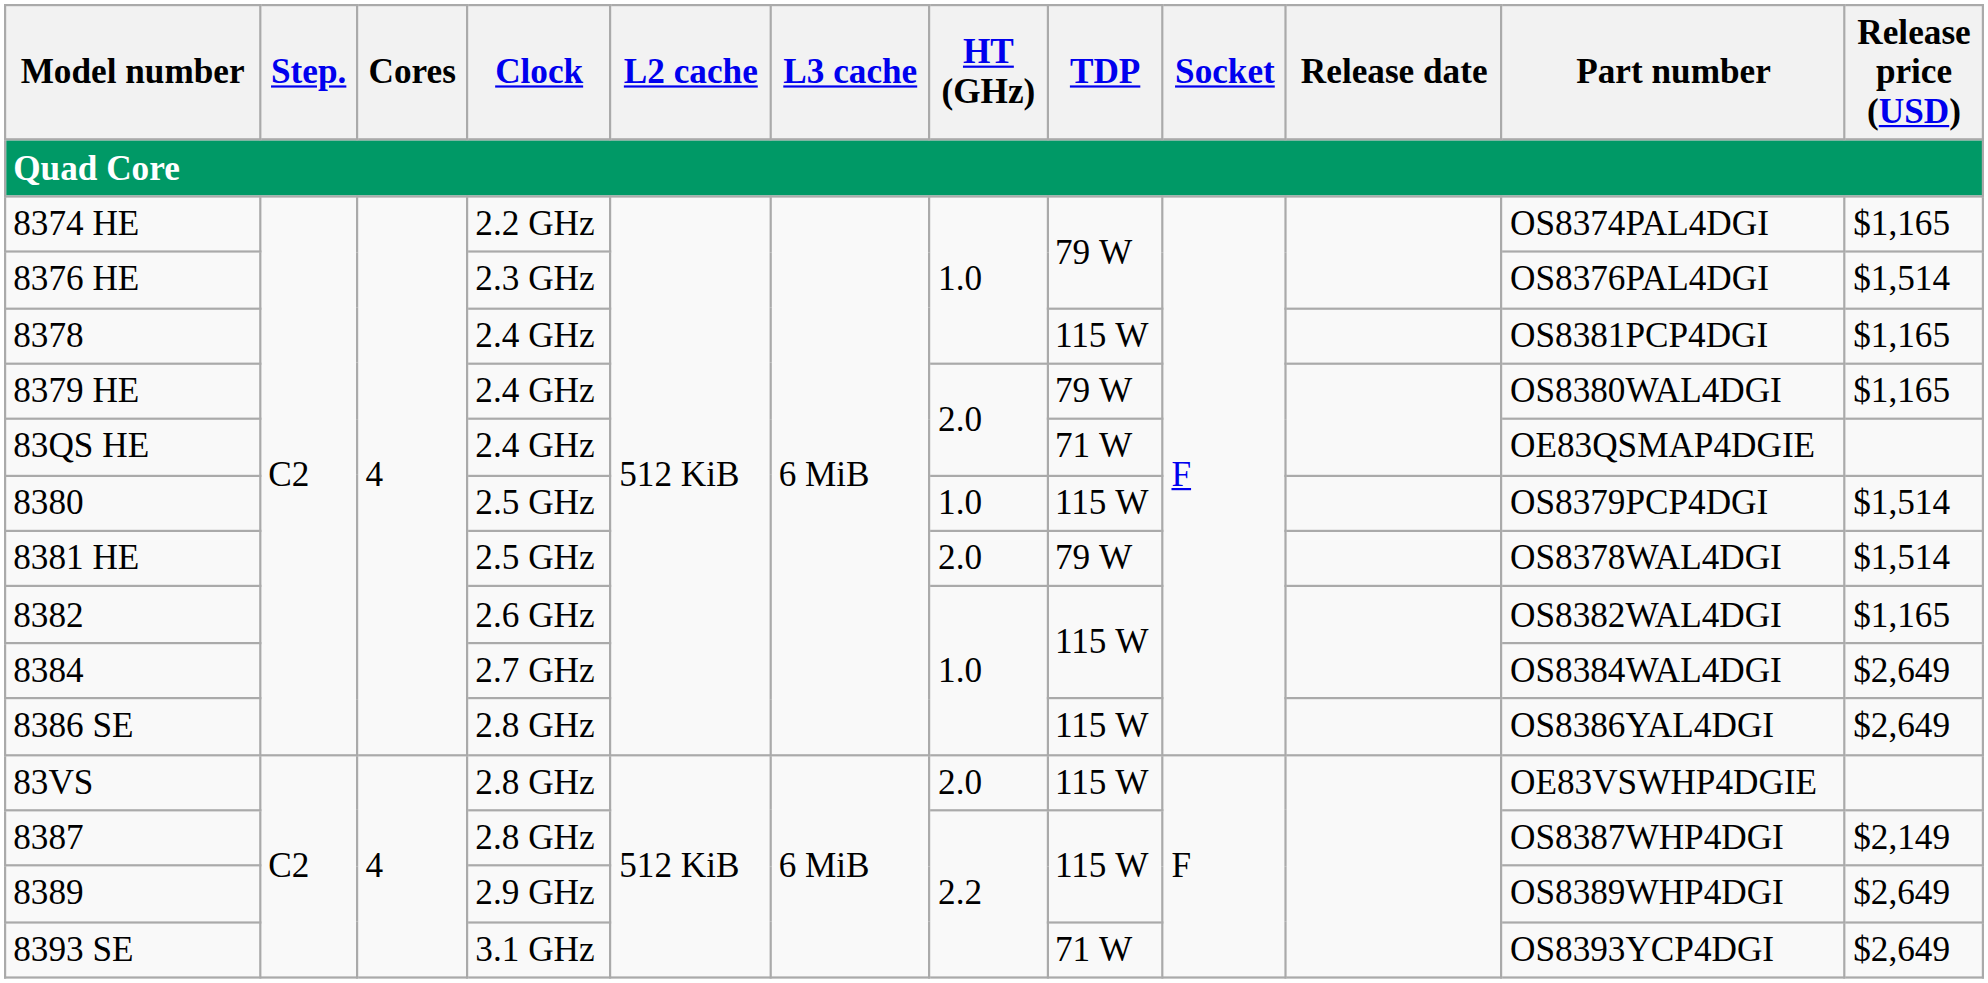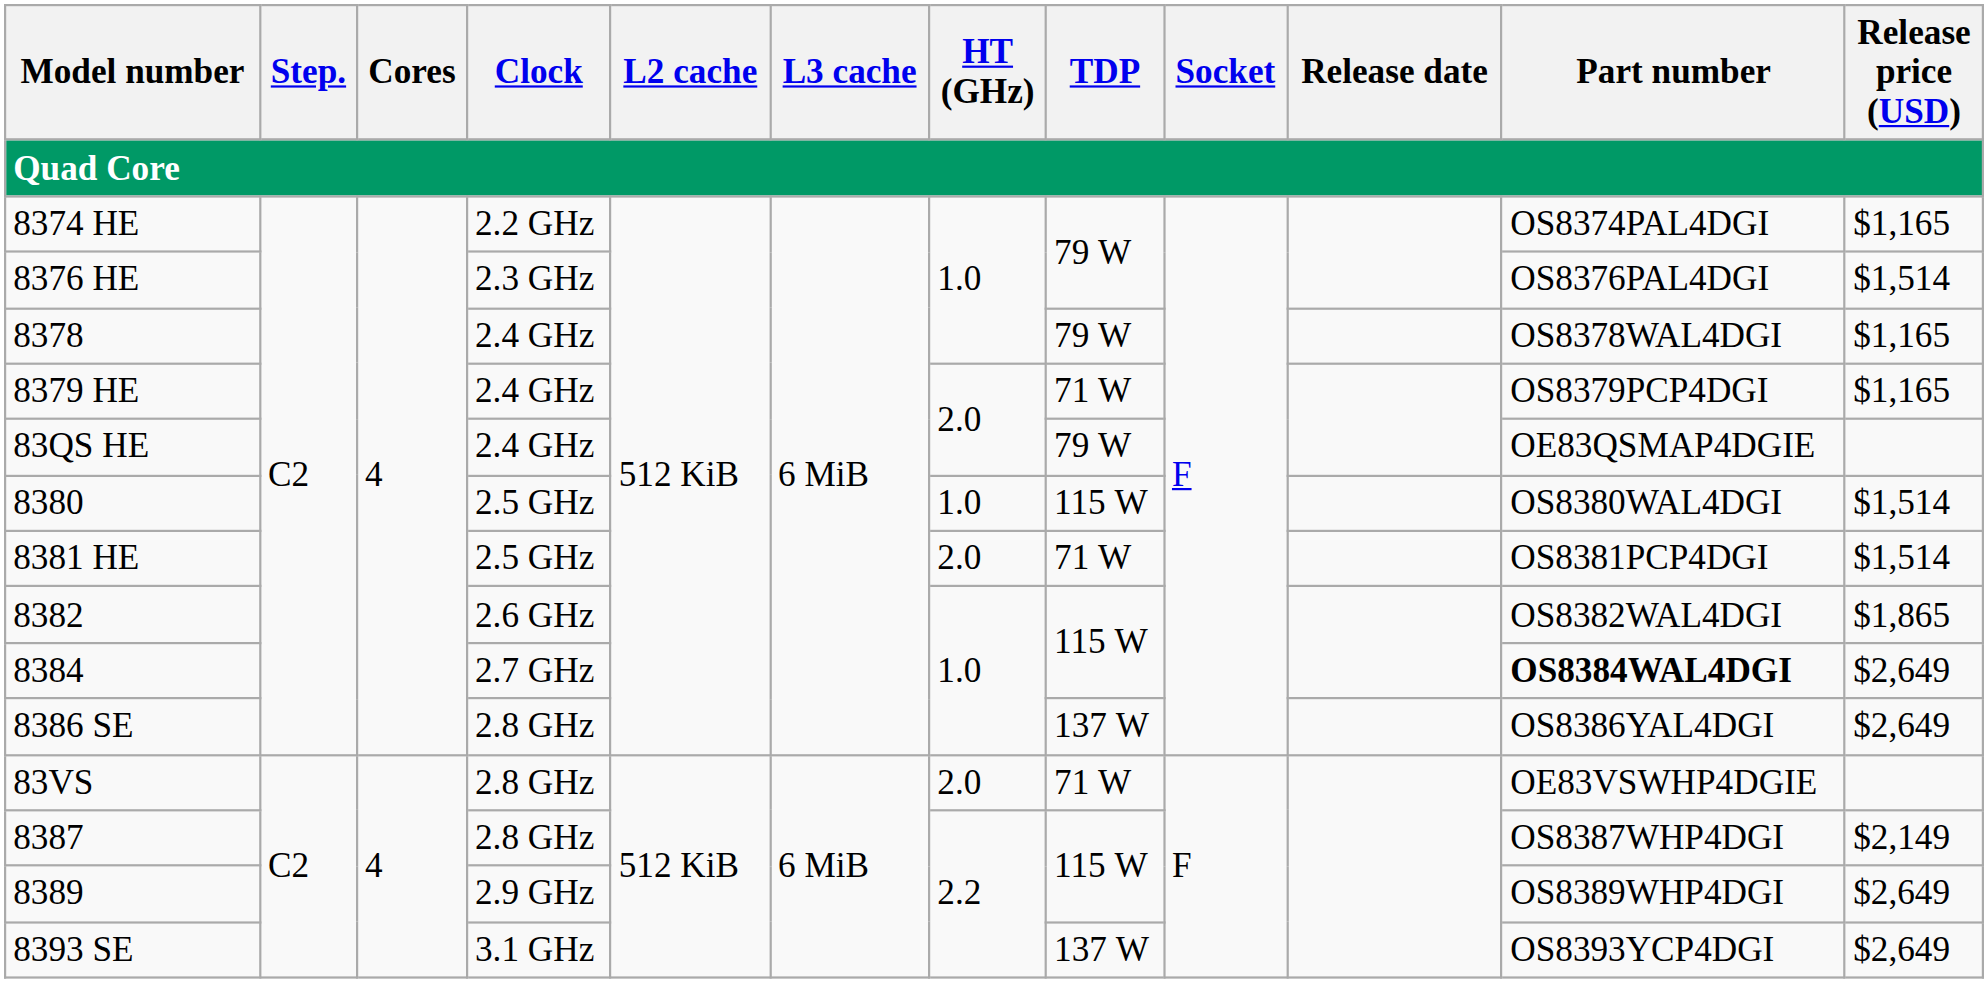(1102, 334) 115 W -> (1093, 334) 79 W
(1639, 334) OS8381PCP4DGI -> (1646, 334) OS8378WAL4DGI
(1094, 390) 79 W -> (1093, 390) 71 W
(1646, 390) OS8380WAL4DGI -> (1639, 390) OS8379PCP4DGI
(1094, 446) 71 W -> (1093, 446) 79 W
(1639, 502) OS8379PCP4DGI -> (1646, 502) OS8380WAL4DGI
(1094, 558) 79 W -> (1093, 558) 71 W
(1646, 558) OS8378WAL4DGI -> (1639, 558) OS8381PCP4DGI
(1902, 614) $1,165 -> (1902, 614) $1,865
(1646, 669) normal -> (1651, 669) bold
(1102, 725) 115 W -> (1102, 725) 137 W
(1102, 781) 115 W -> (1093, 781) 71 W
(1094, 948) 71 W -> (1102, 948) 137 W
